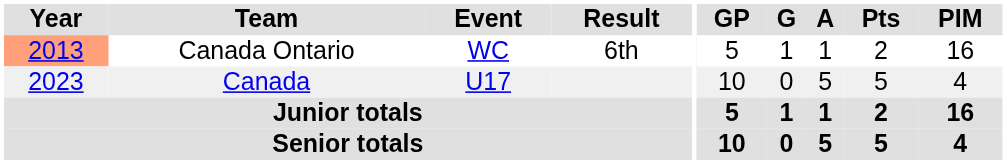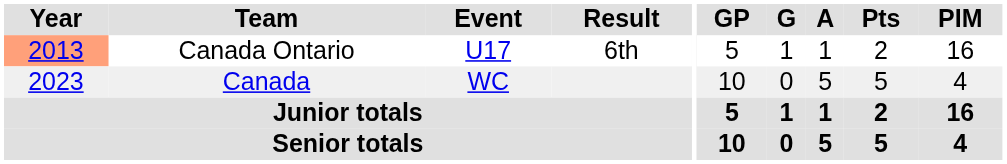(488, 50) WC -> (488, 50) U17
(488, 81) U17 -> (488, 81) WC
